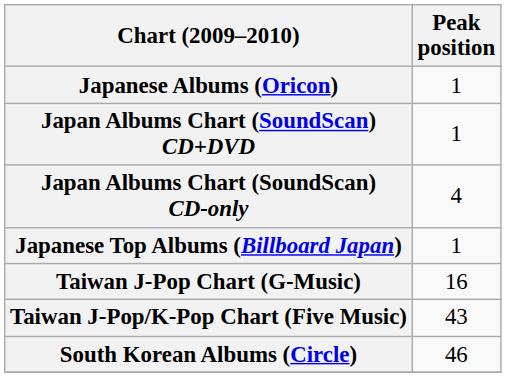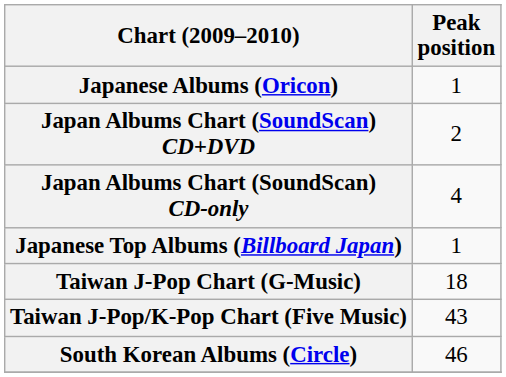(456, 133) 1 -> (456, 133) 2
(456, 281) 16 -> (456, 281) 18
